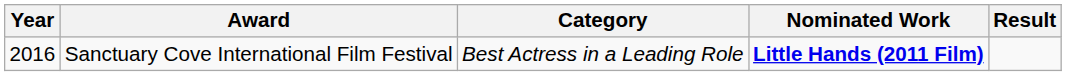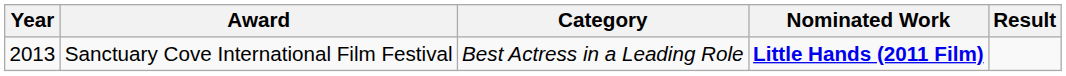(32, 53) 2016 -> (32, 53) 2013
